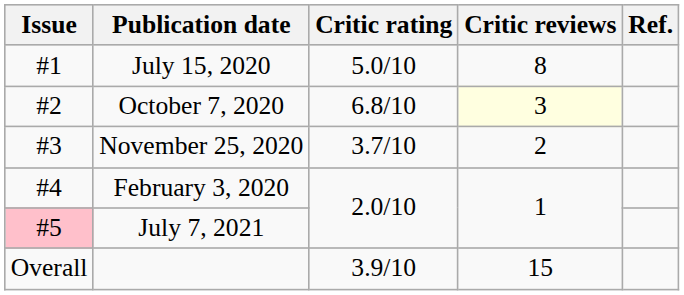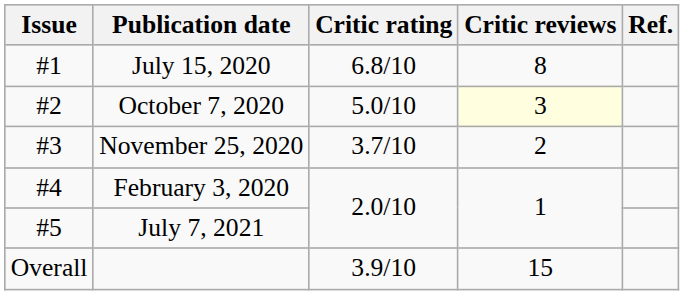(384, 65) 5.0/10 -> (384, 65) 6.8/10
(384, 106) 6.8/10 -> (384, 106) 5.0/10
(49, 227) pink background -> (49, 227) no background
